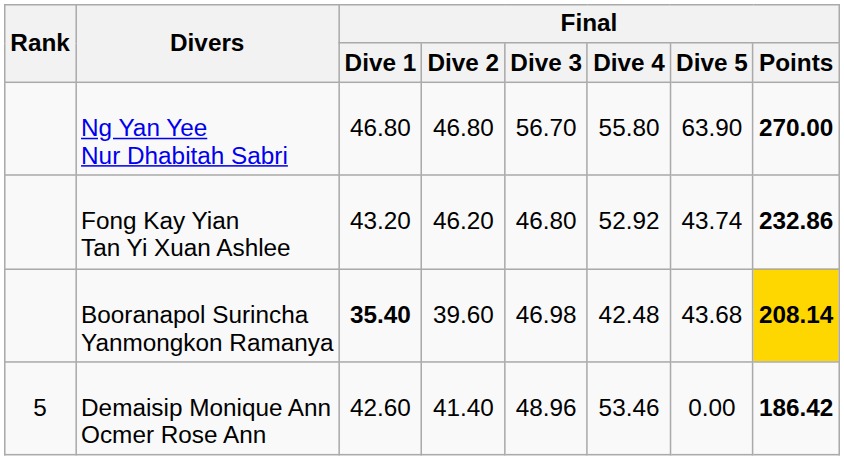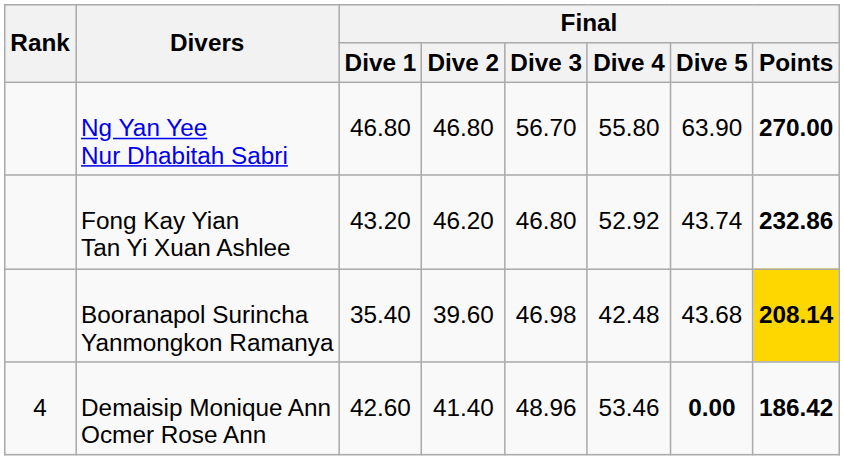(380, 314) bold -> (380, 314) normal
(40, 408) 5 -> (40, 408) 4
(712, 408) normal -> (712, 408) bold
